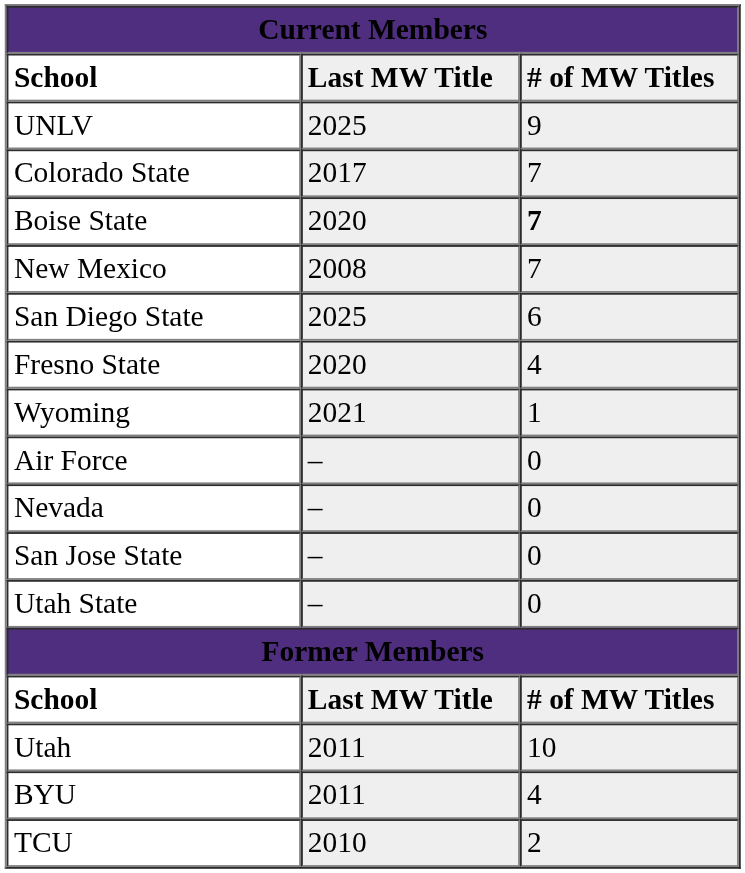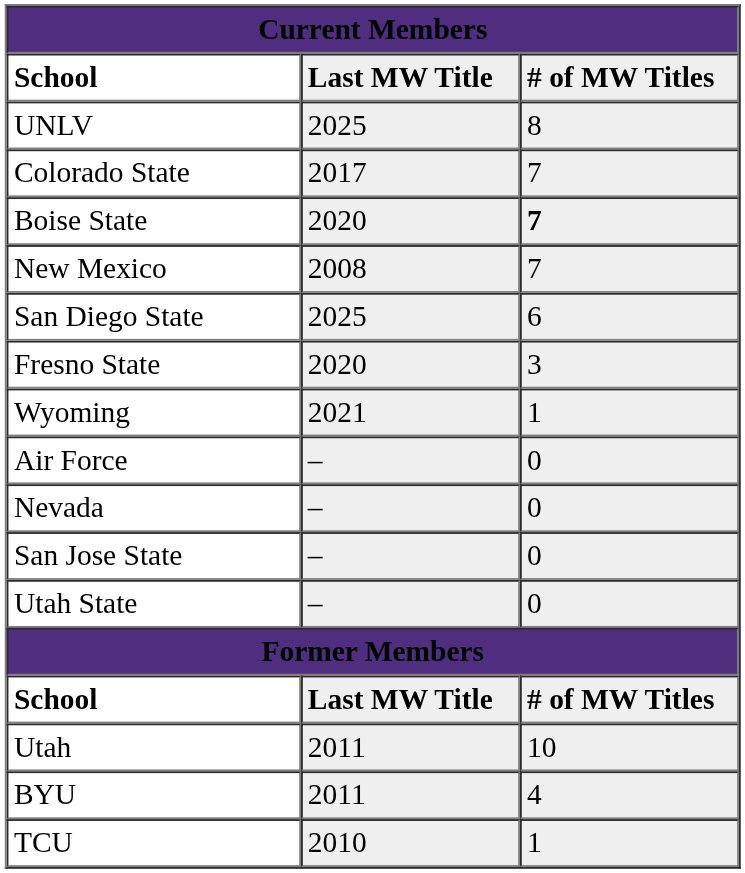(534, 125) 9 -> (534, 125) 8
(534, 364) 4 -> (534, 364) 3
(534, 842) 2 -> (534, 842) 1
